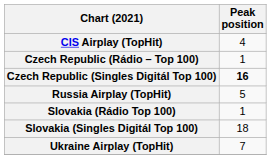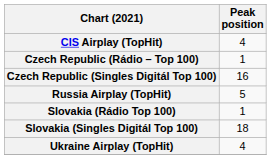(243, 77) bold -> (243, 77) normal
(243, 146) 7 -> (243, 146) 4
